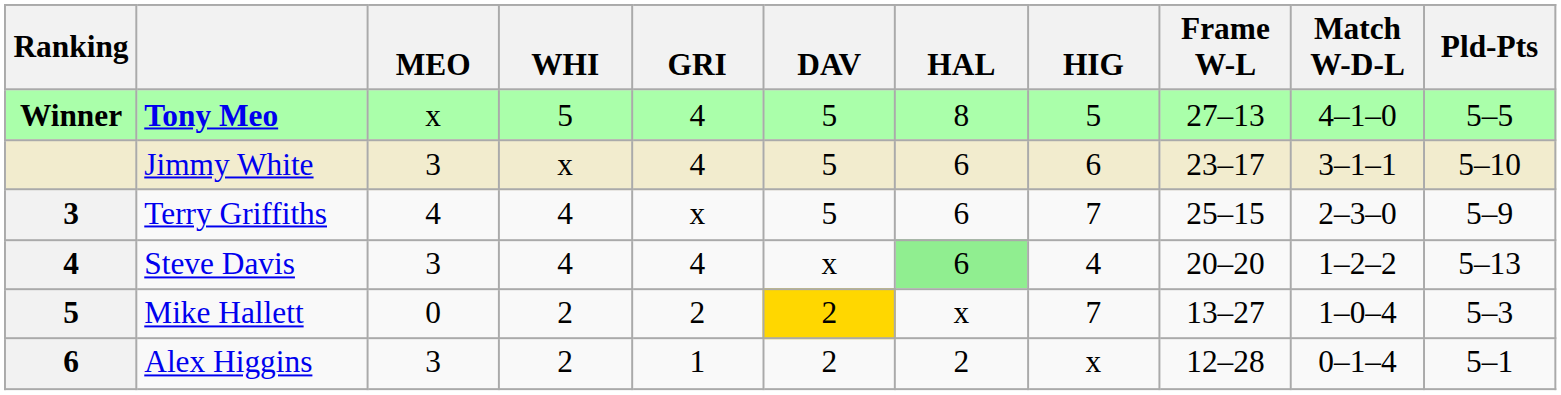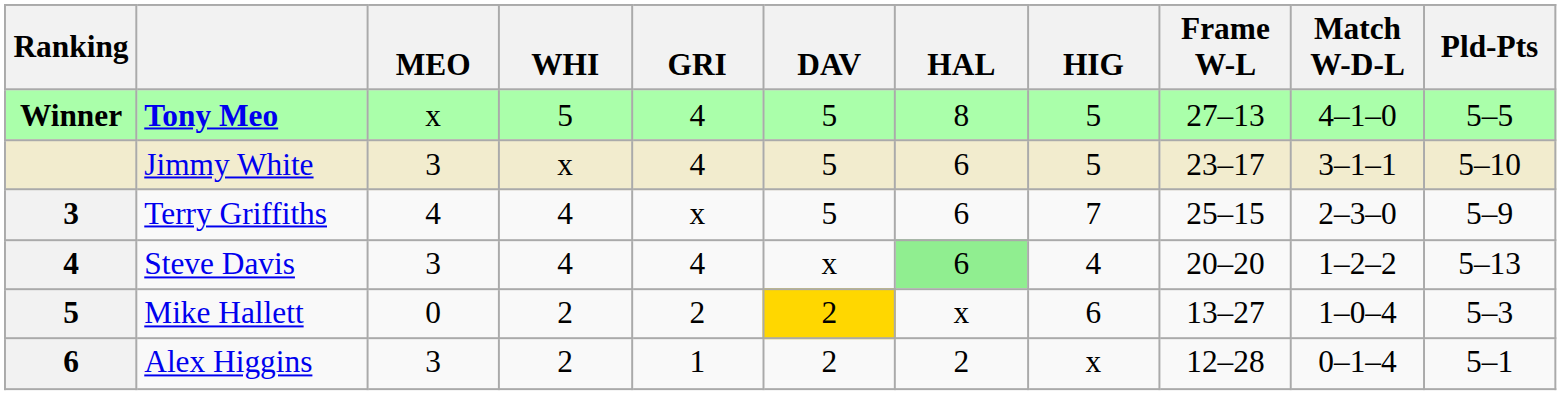(1093, 164) 6 -> (1093, 164) 5
(1093, 313) 7 -> (1093, 313) 6
